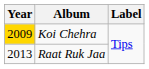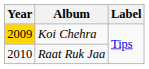(20, 53) 2013 -> (20, 53) 2010
